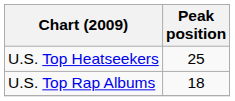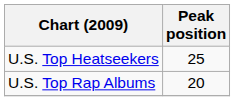(196, 83) 18 -> (196, 83) 20
